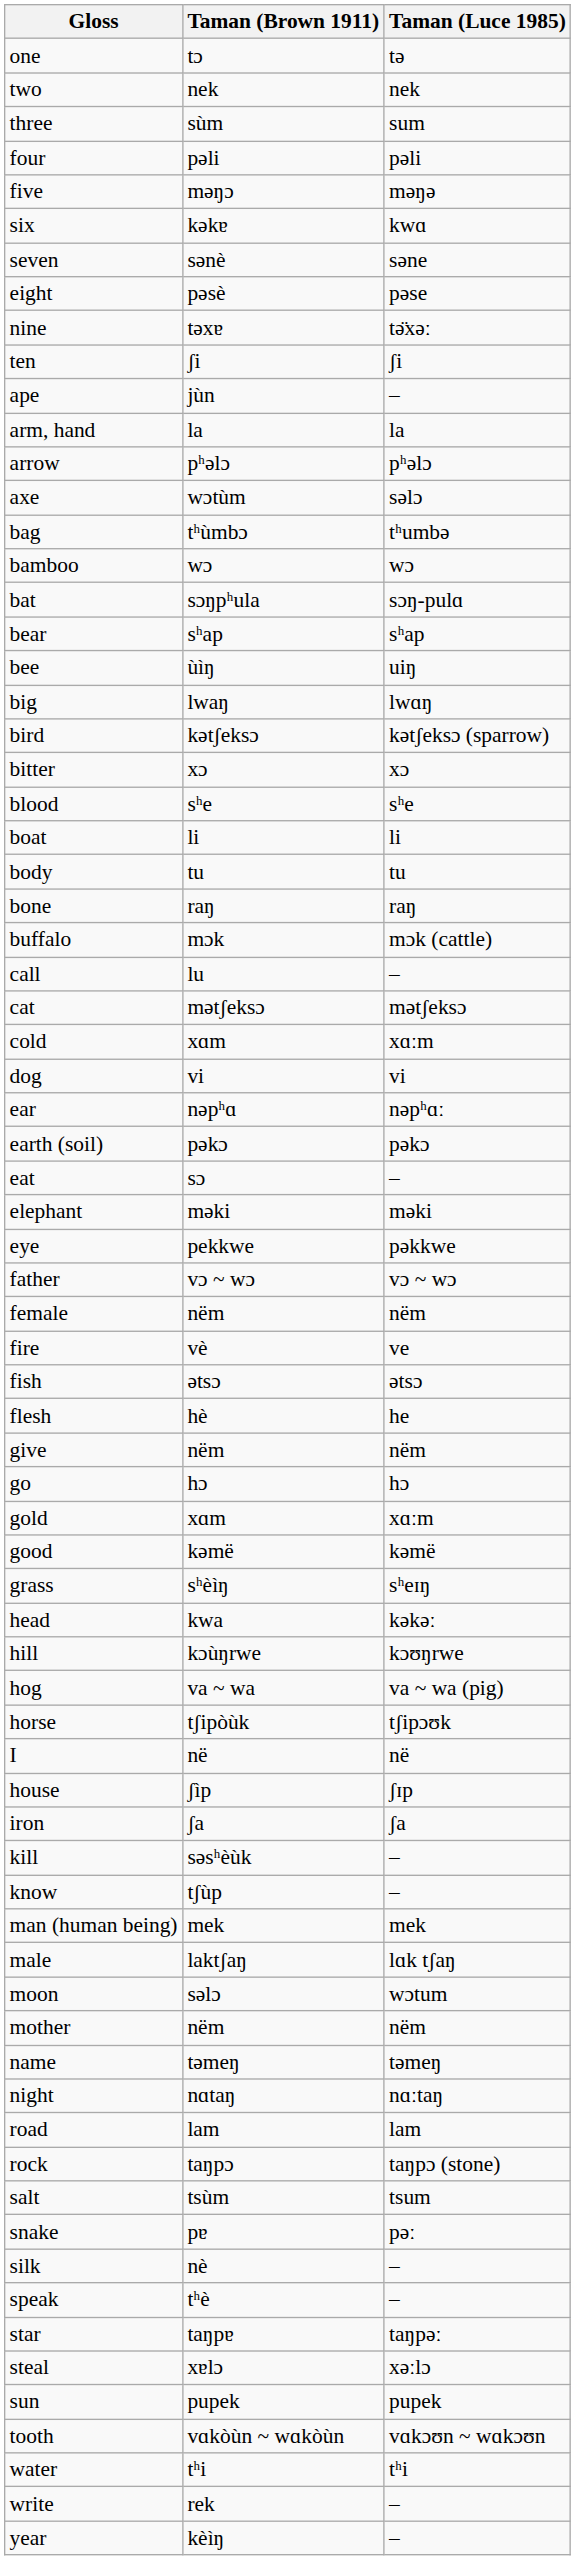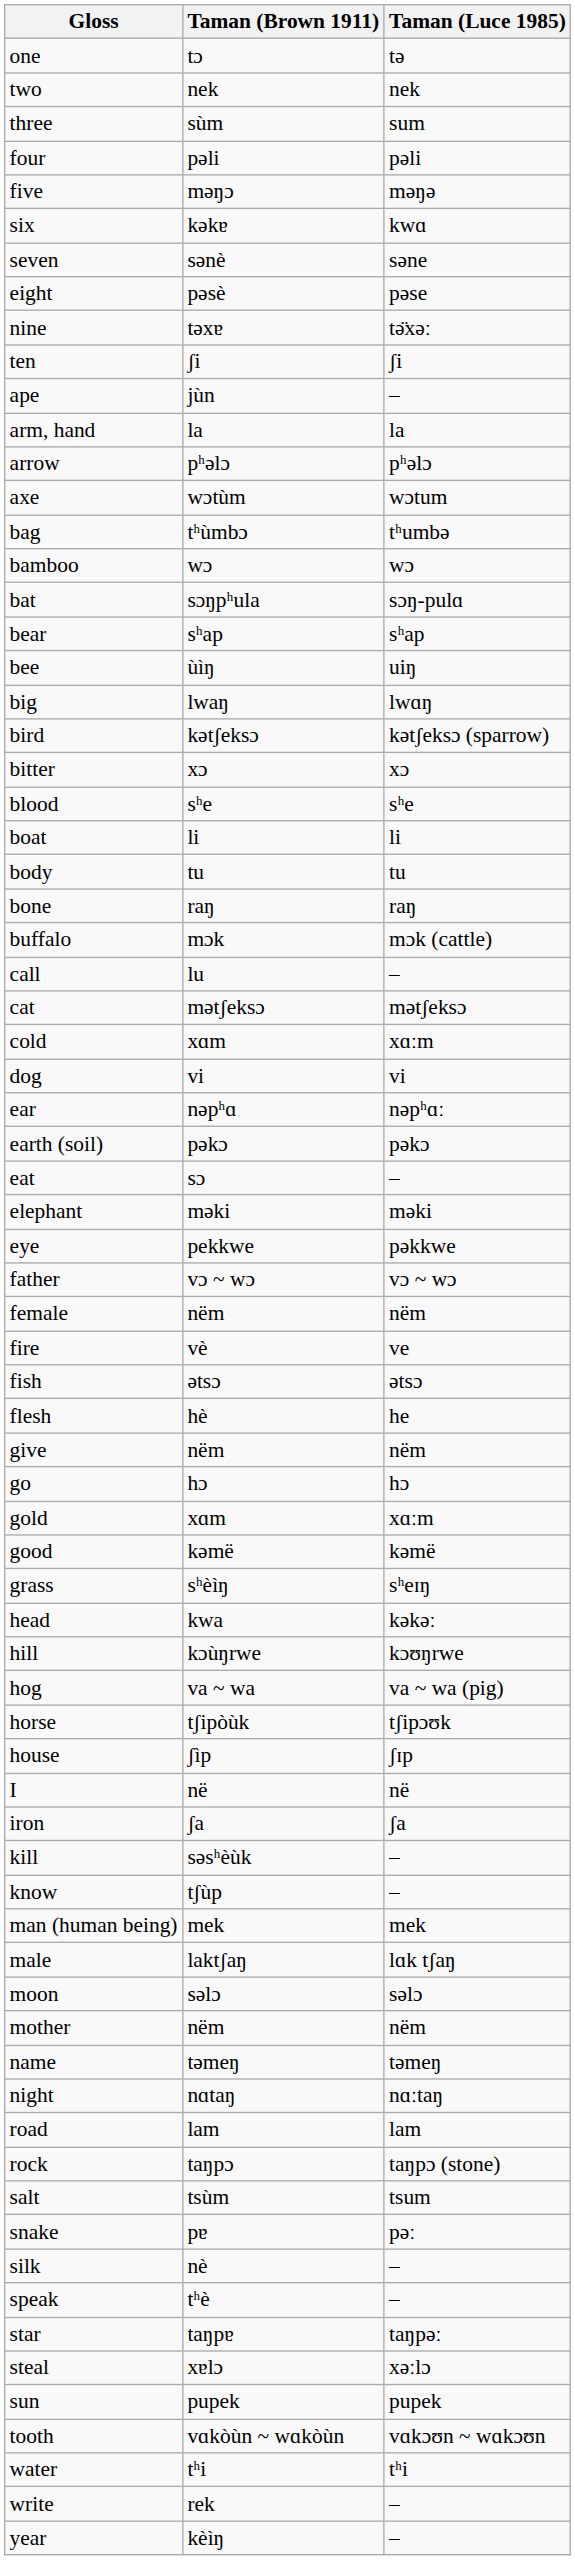(406, 497) səlɔ -> (418, 497) wɔtum
rows swapped: (35, 1789) <-> (13, 1755)
(418, 1993) wɔtum -> (406, 1993) səlɔ
